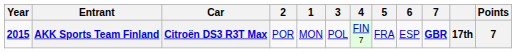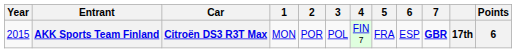columns swapped: (311, 12) <-> (283, 12)
(18, 34) bold -> (18, 34) normal
(493, 34) 7 -> (493, 34) 6
